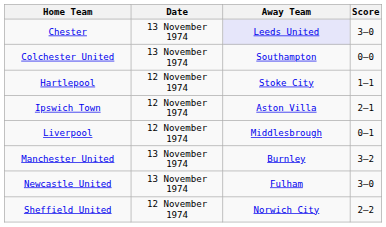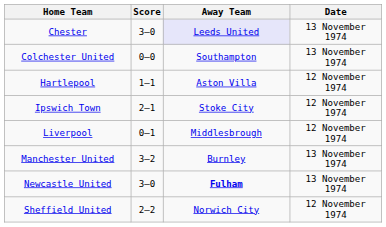columns swapped: (366, 12) <-> (177, 12)
(286, 83) Stoke City -> (226, 83) Aston Villa
(286, 108) Aston Villa -> (226, 108) Stoke City
(286, 184) normal -> (226, 184) bold
